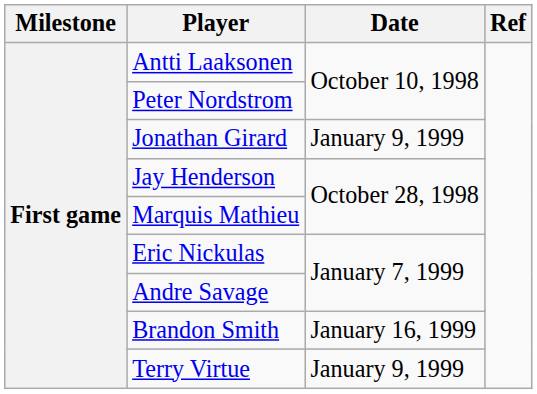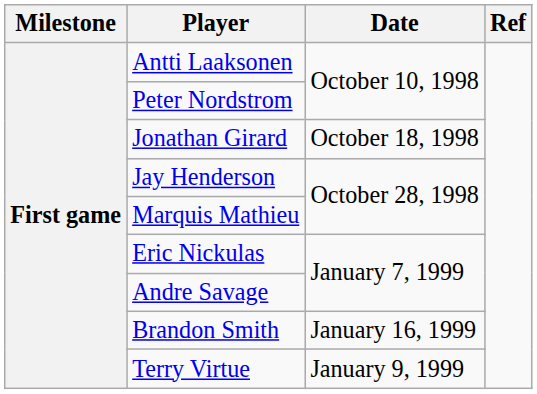(387, 138) January 9, 1999 -> (395, 138) October 18, 1998
